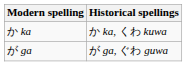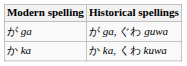rows swapped: (19, 31) <-> (19, 51)
